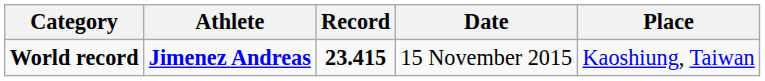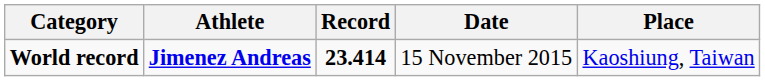(356, 57) 23.415 -> (356, 57) 23.414
